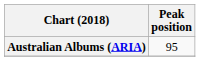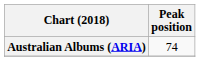(172, 46) 95 -> (172, 46) 74
